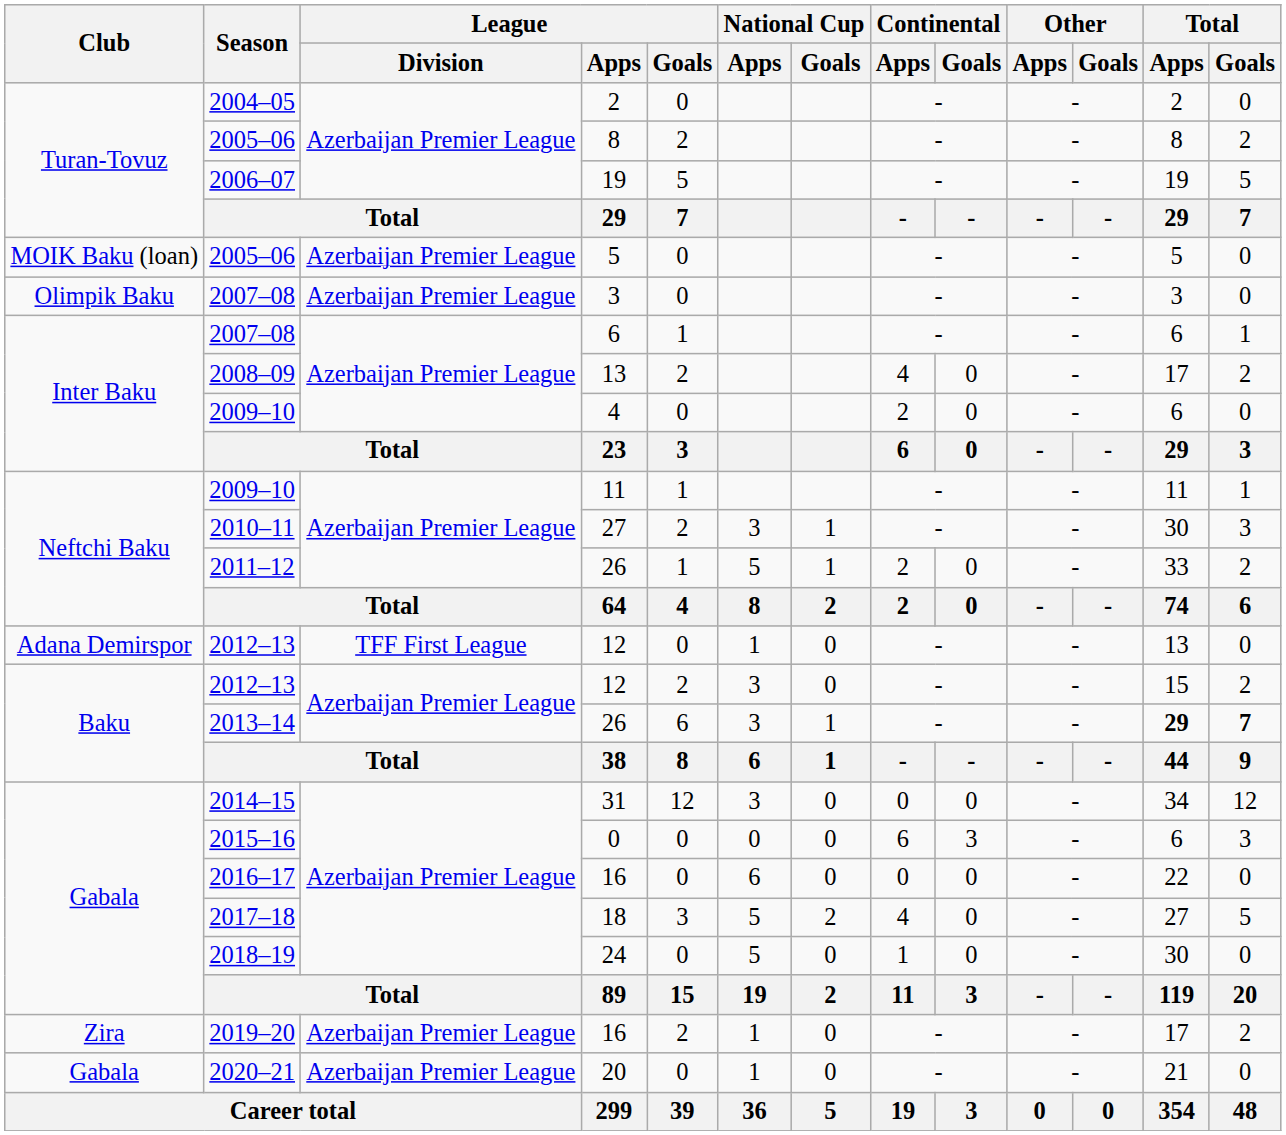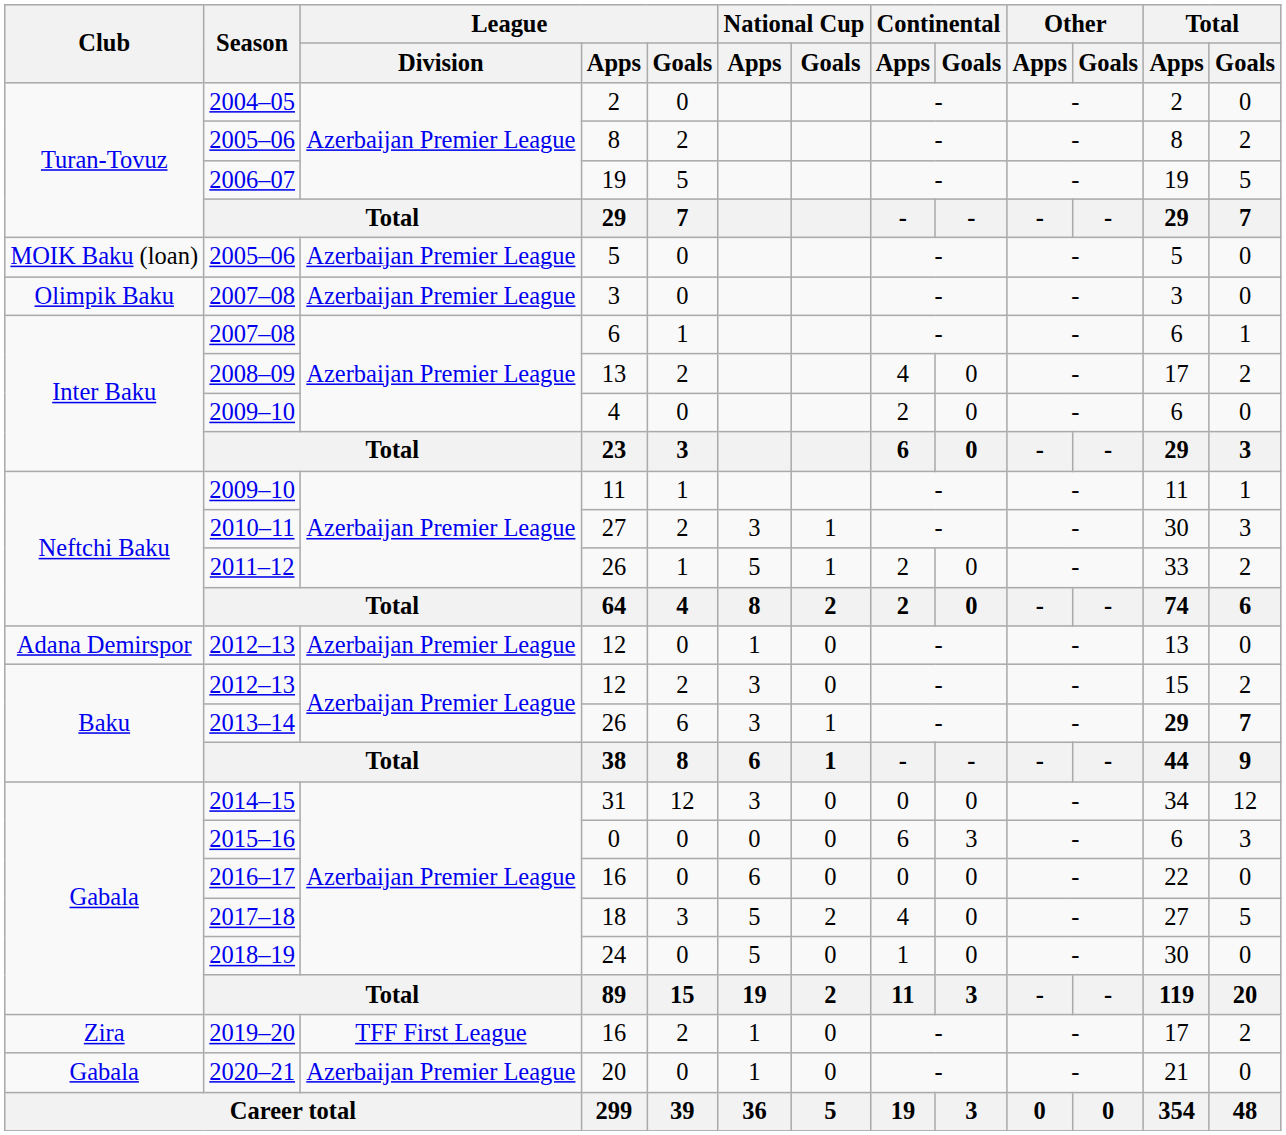(441, 645) TFF First League -> (441, 645) Azerbaijan Premier League
(441, 1033) Azerbaijan Premier League -> (441, 1033) TFF First League
